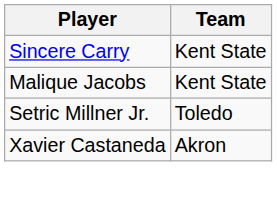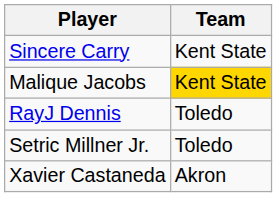(221, 82) no background -> (221, 82) gold background
+ row: (65, 113)
